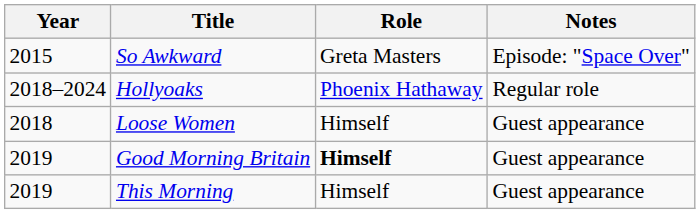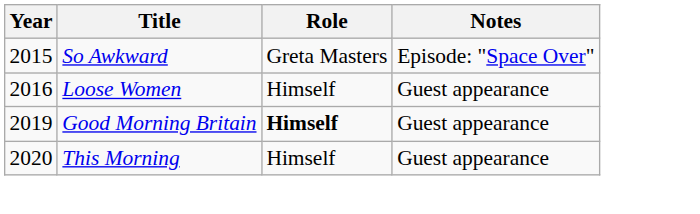- row: (159, 89)
(31, 123) 2018 -> (31, 89) 2016
(31, 191) 2019 -> (31, 157) 2020
